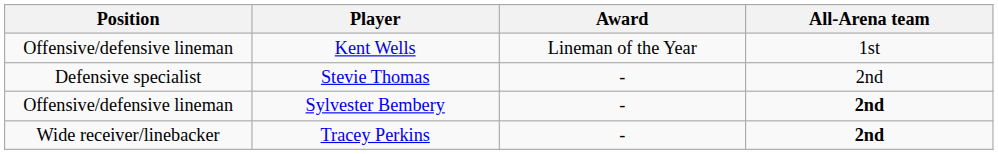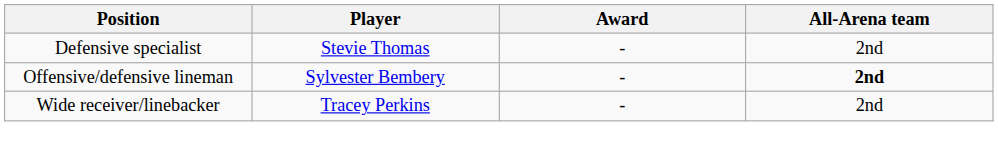- row: (375, 47)
(869, 134) bold -> (869, 105) normal
